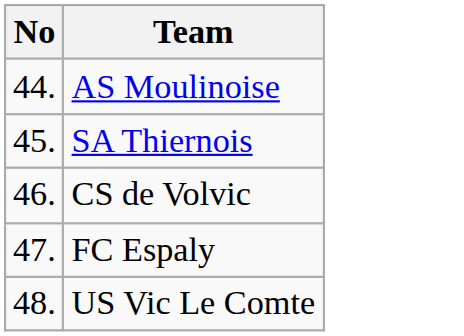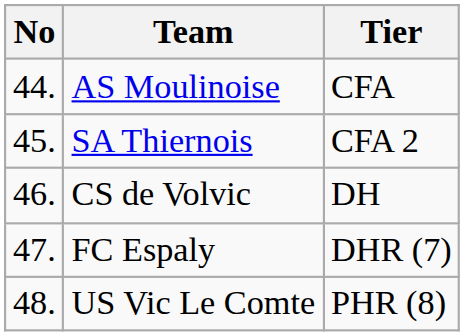+ column: (391, 31)
